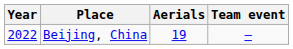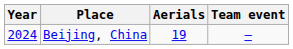(22, 35) 2022 -> (22, 35) 2024
